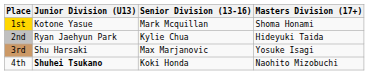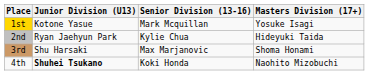(285, 24) Shoma Honami -> (285, 24) Yosuke Isagi
(285, 50) Yosuke Isagi -> (285, 50) Shoma Honami
